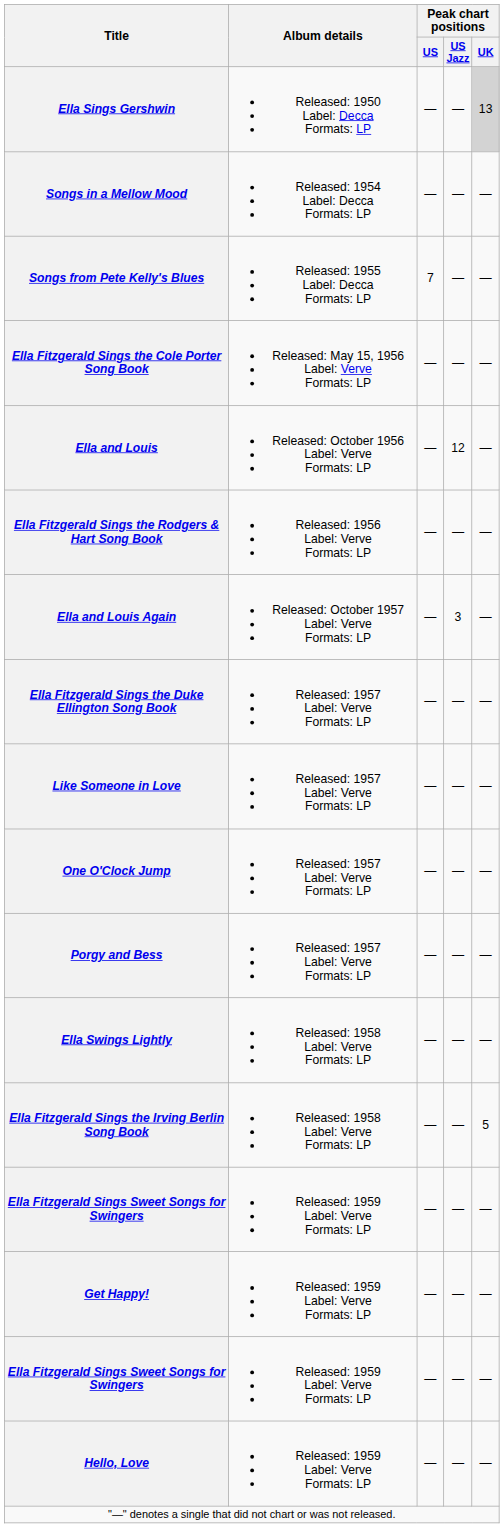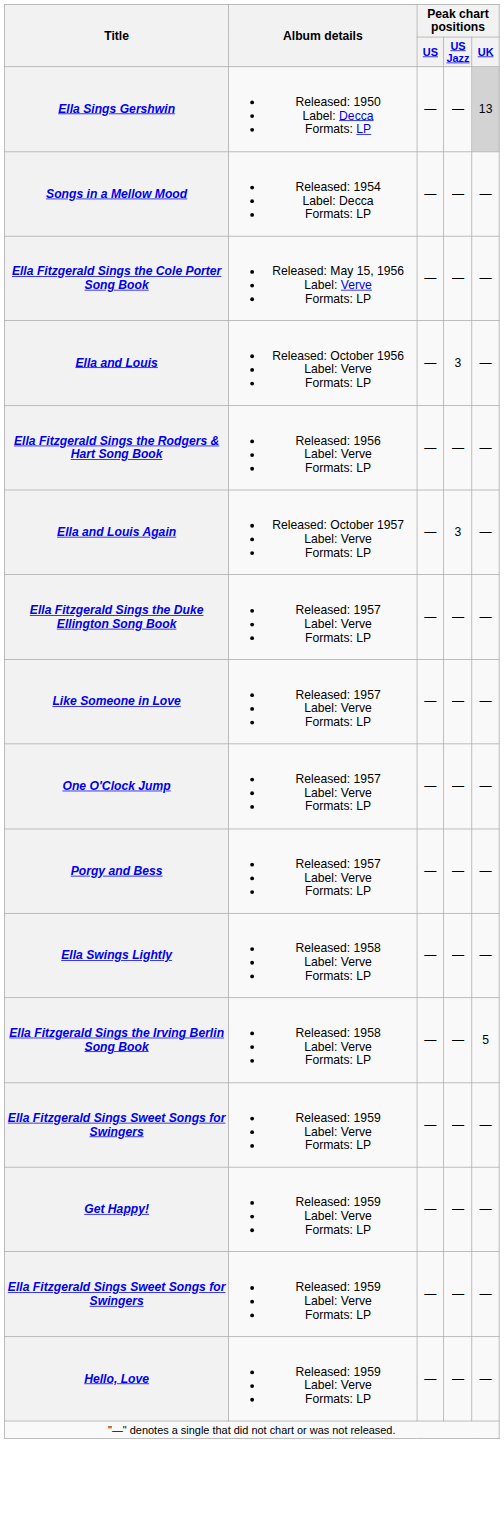- row: (117, 278)
(458, 447) 12 -> (458, 363) 3
